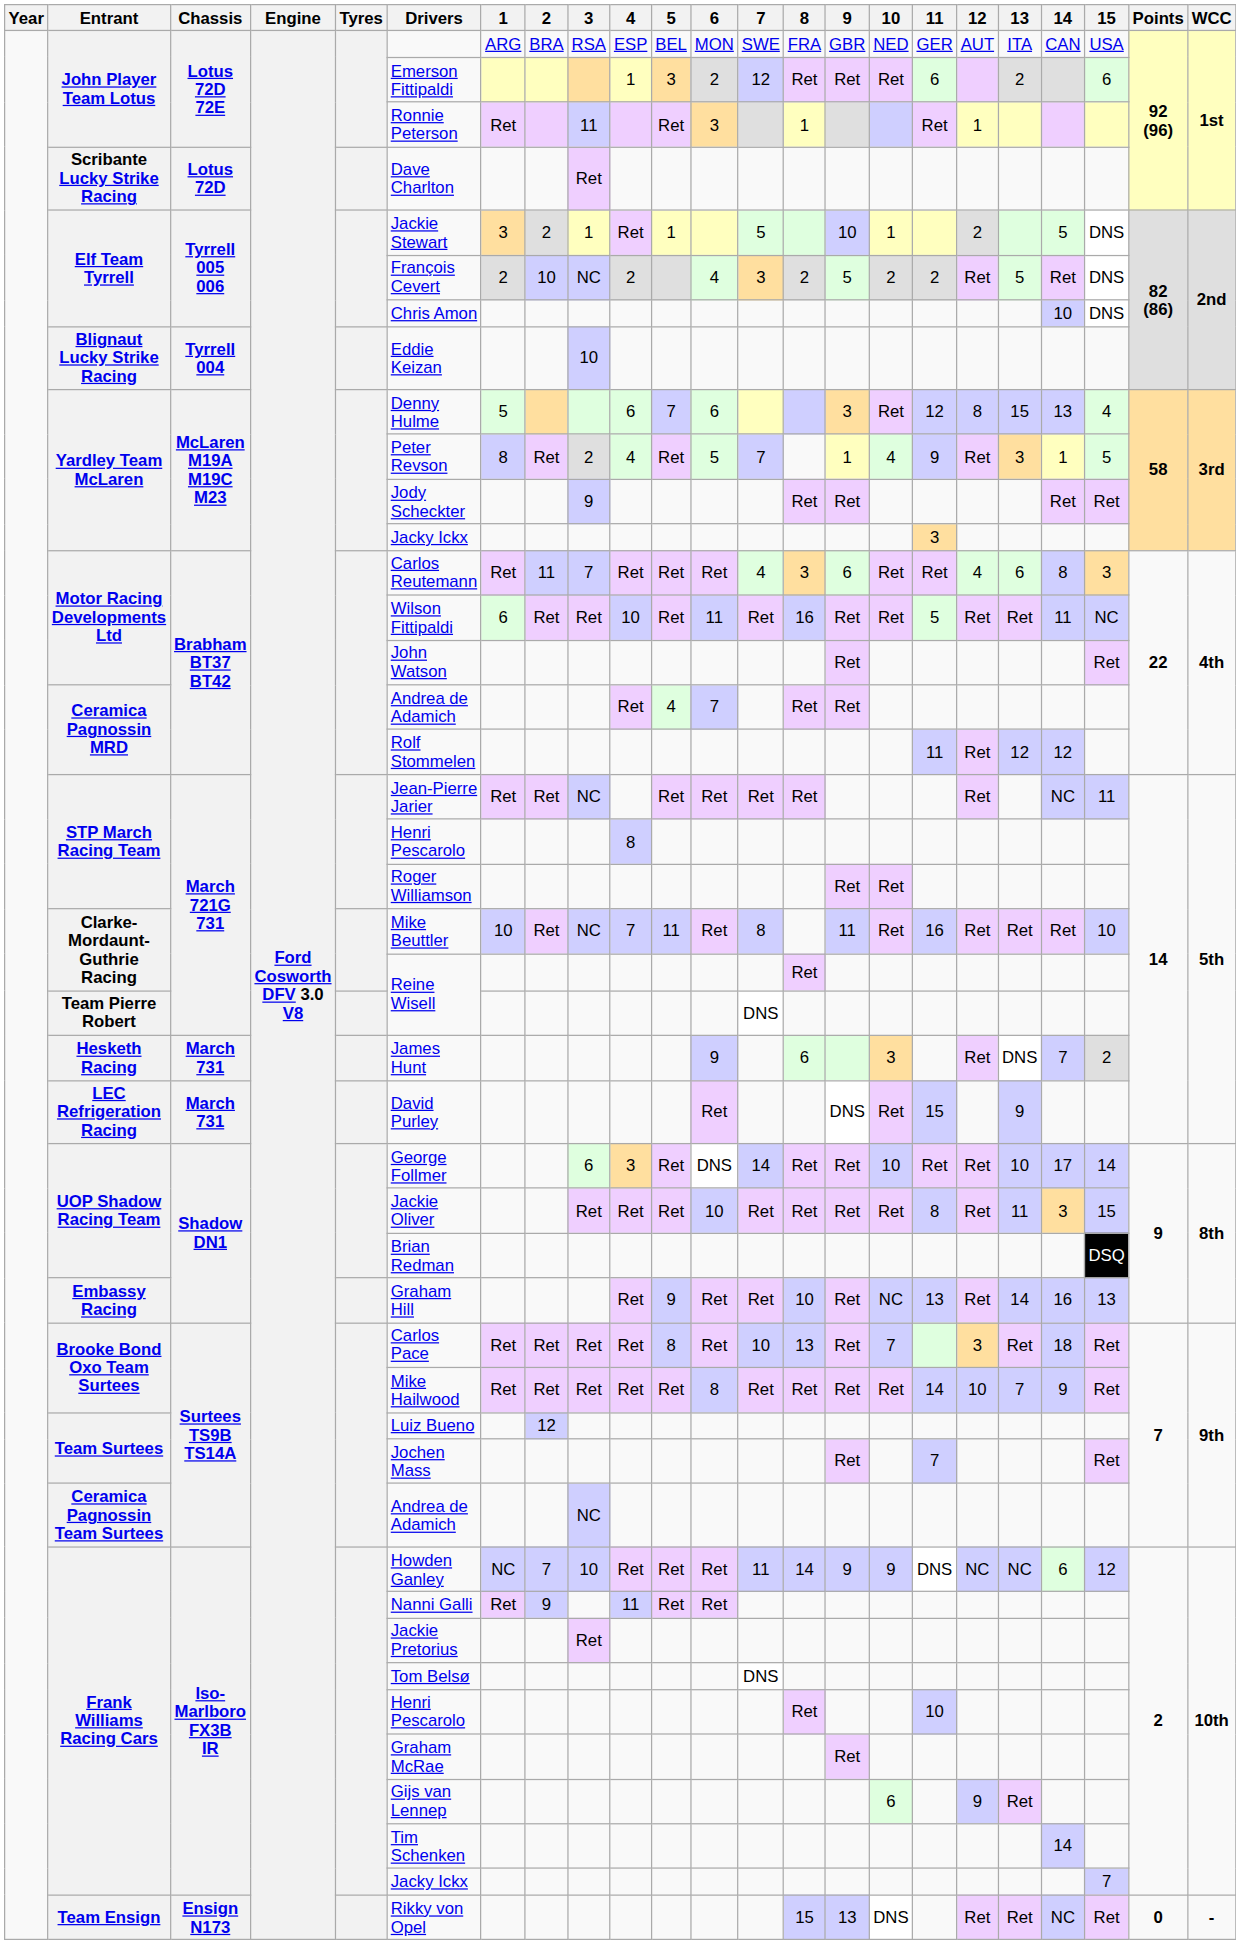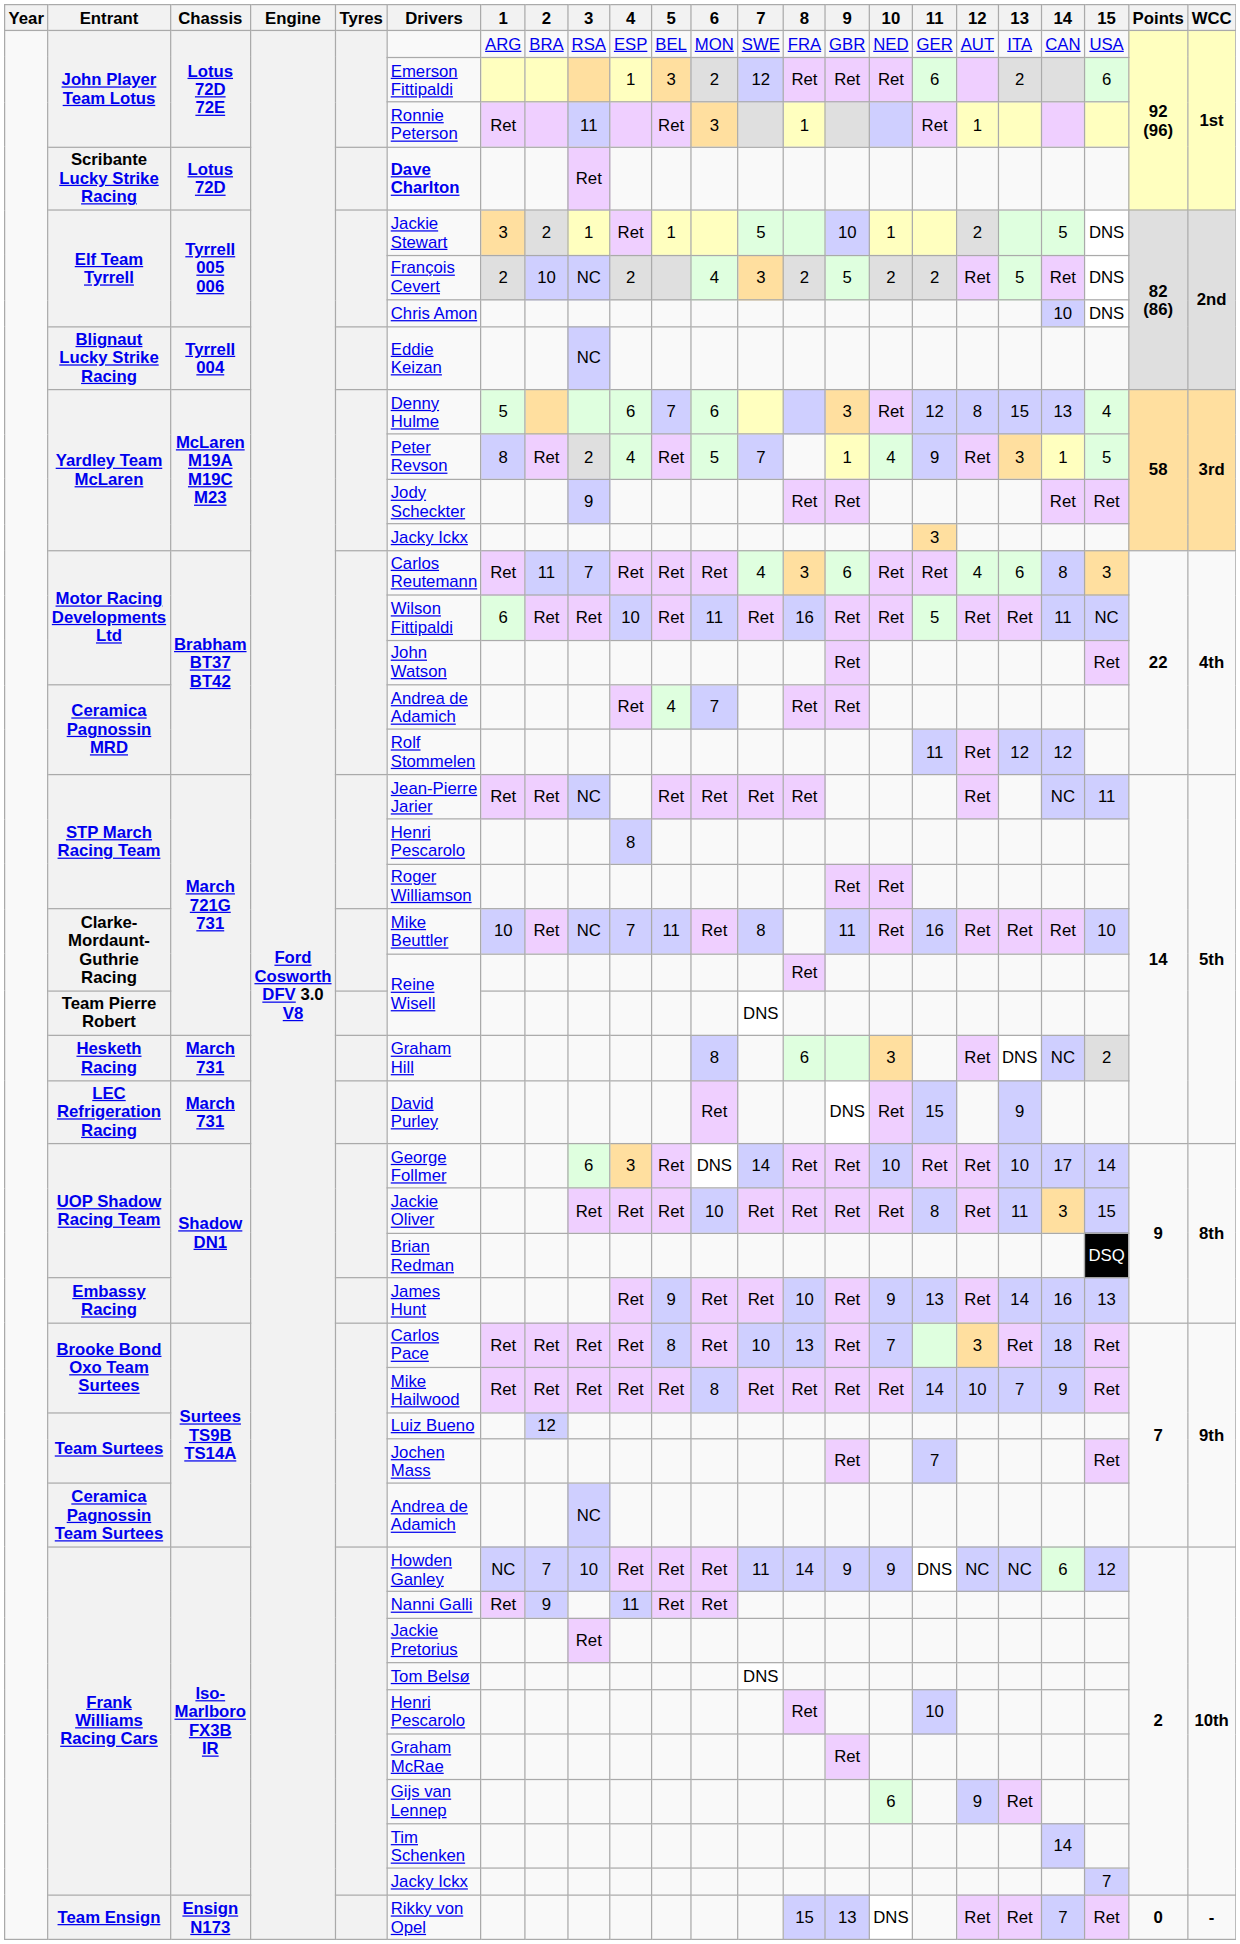(422, 178) normal -> (425, 178) bold
(589, 357) 10 -> (589, 357) NC
(415, 1057) James Hunt -> (421, 1057) Graham Hill
(714, 1057) 9 -> (714, 1057) 8
(1063, 1057) 7 -> (1063, 1057) NC
(421, 1300) Graham Hill -> (415, 1300) James Hunt
(891, 1300) NC -> (891, 1300) 9
(1063, 1917) NC -> (1063, 1917) 7
